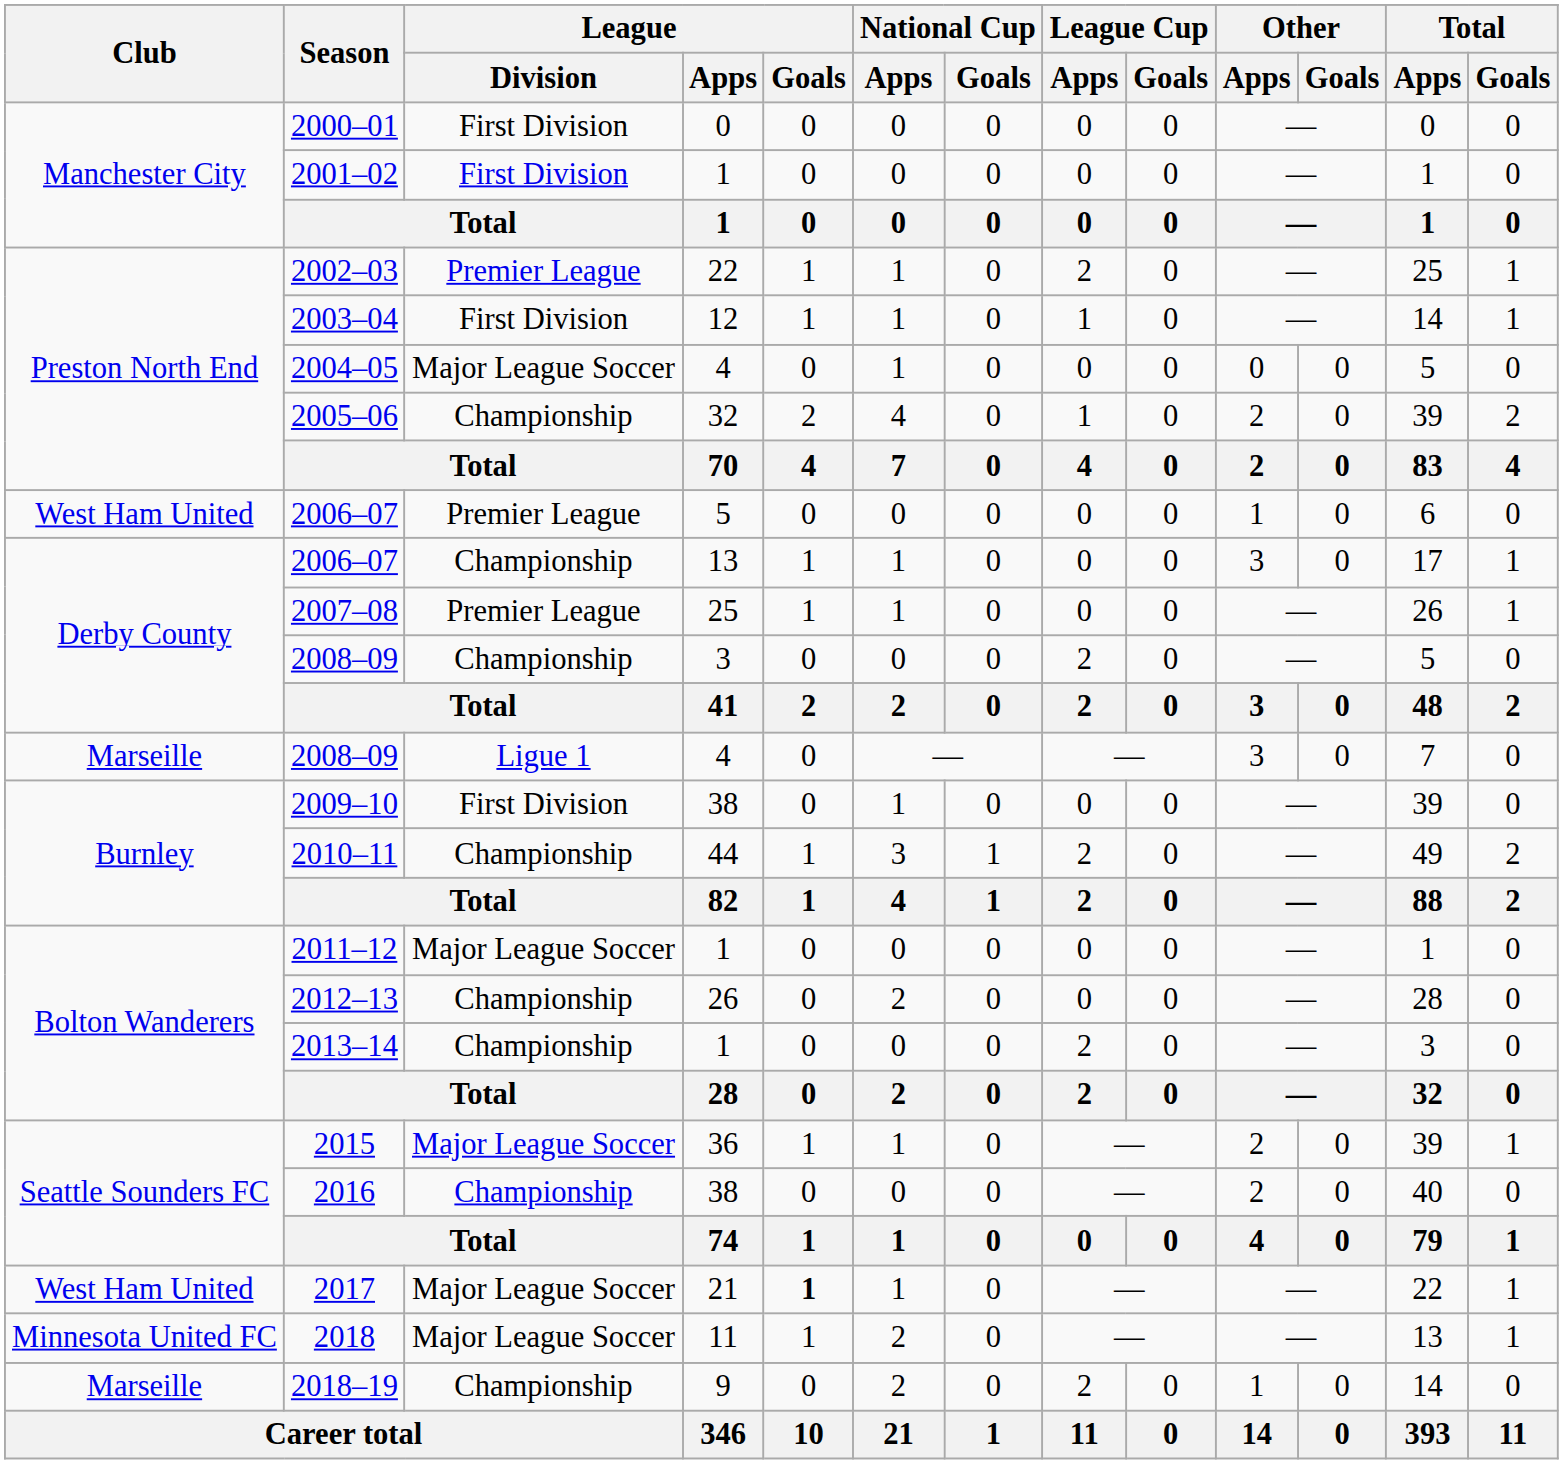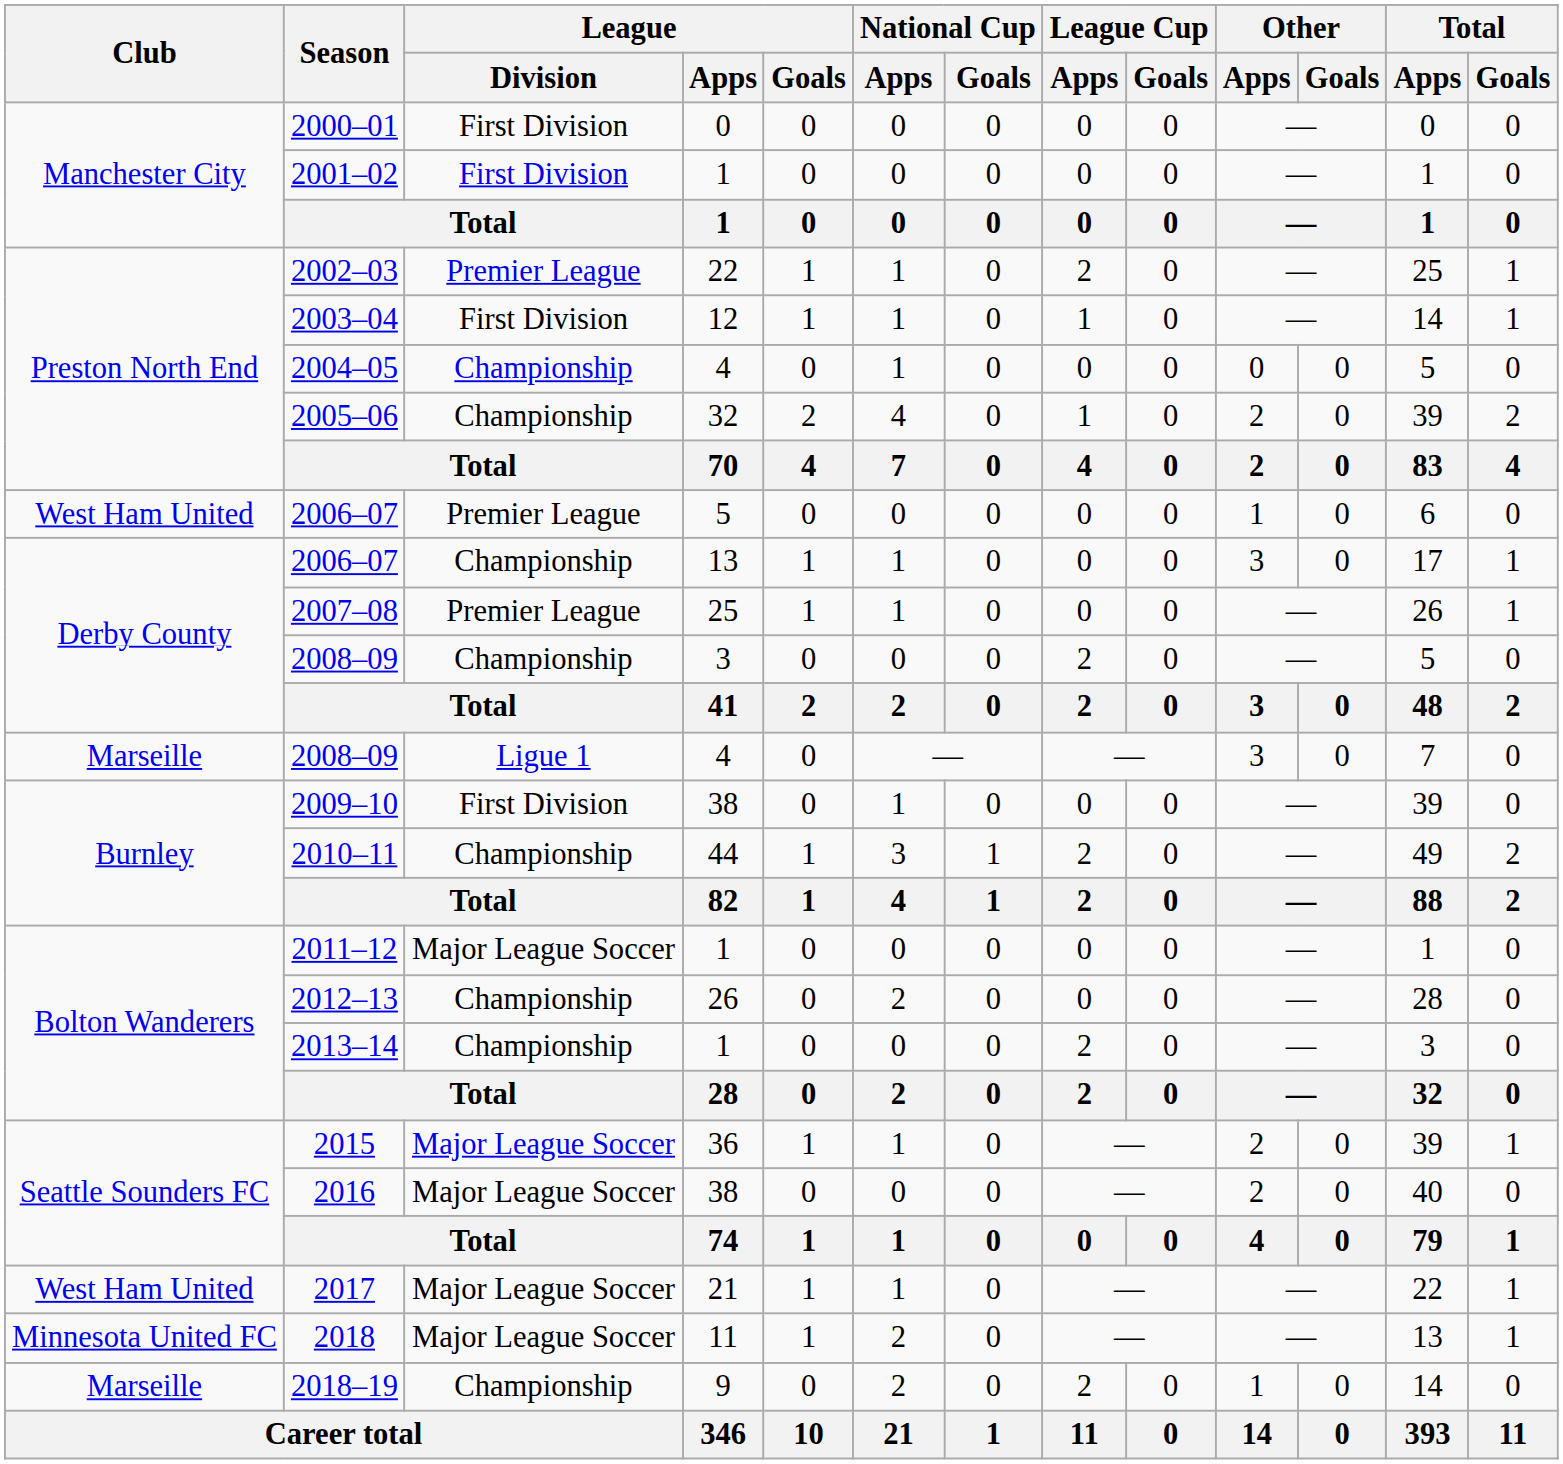(544, 367) Major League Soccer -> (544, 367) Championship
(544, 1191) Championship -> (544, 1191) Major League Soccer
(809, 1288) bold -> (809, 1288) normal
